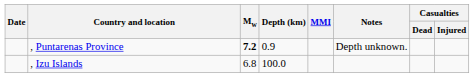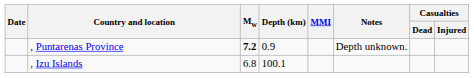(274, 64) 100.0 -> (274, 64) 100.1
